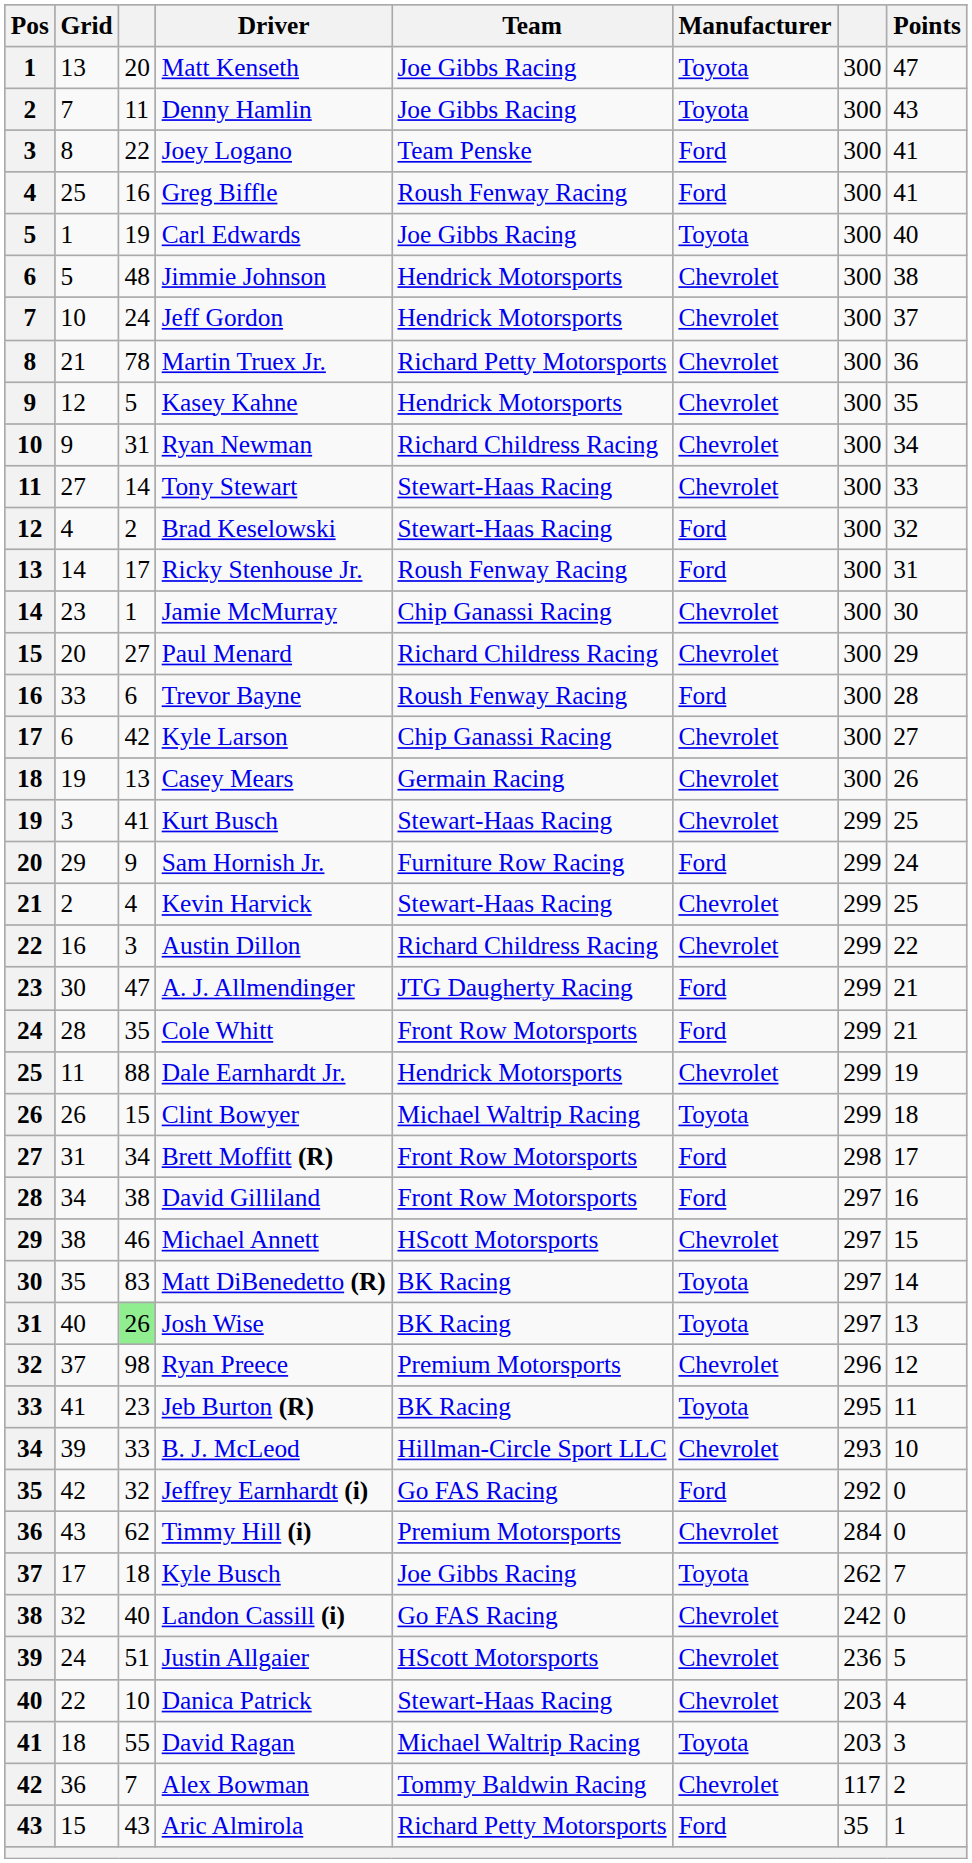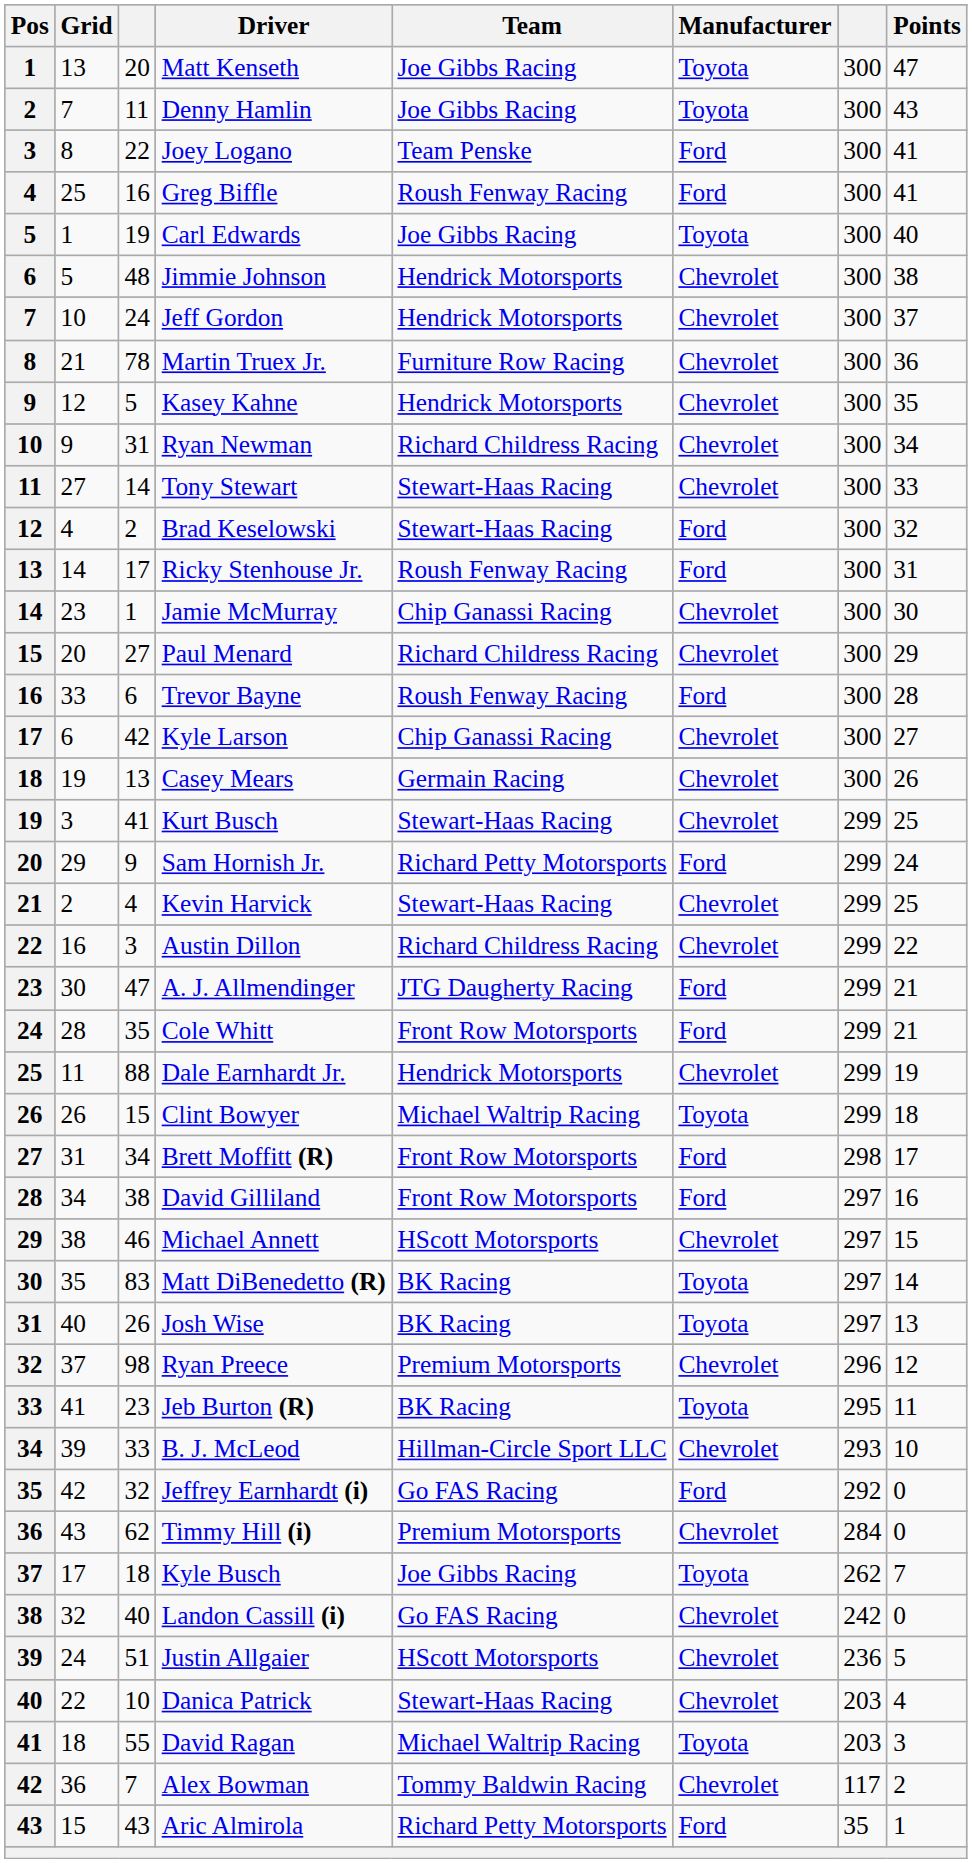(532, 360) Richard Petty Motorsports -> (511, 360) Furniture Row Racing
(511, 862) Furniture Row Racing -> (532, 862) Richard Petty Motorsports
(137, 1323) lightgreen background -> (137, 1323) no background
